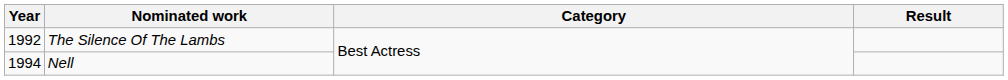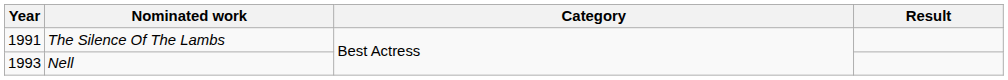(24, 39) 1992 -> (24, 39) 1991
(24, 63) 1994 -> (24, 63) 1993
